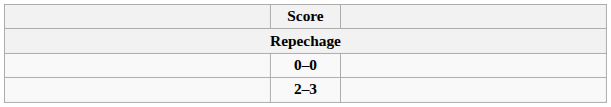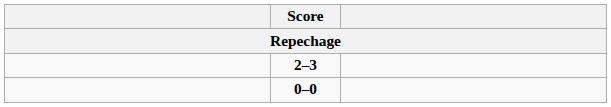rows swapped: (305, 65) <-> (305, 89)
